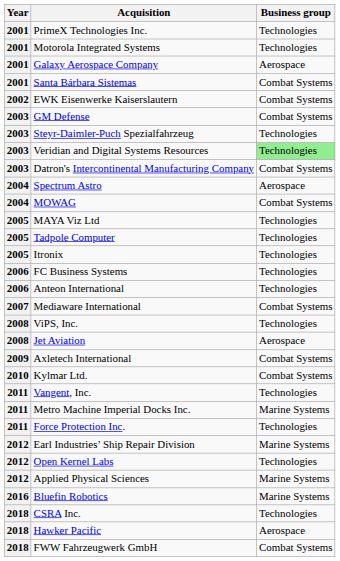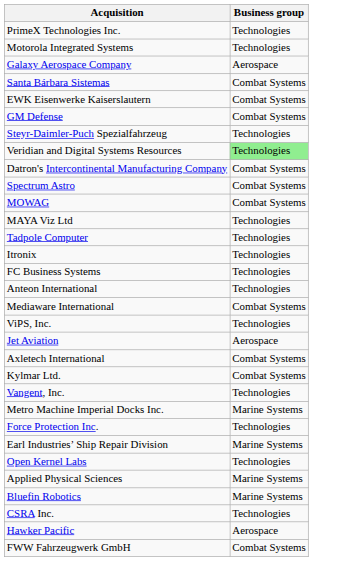- column: (18, 13)
(282, 185) Aerospace -> (269, 185) Combat Systems
